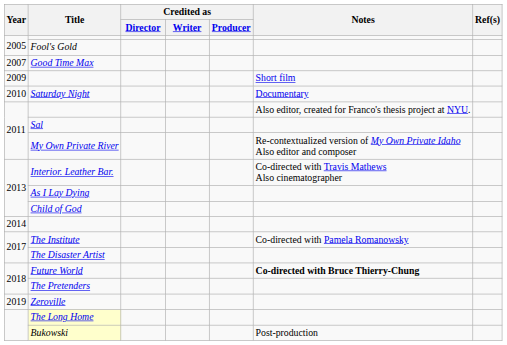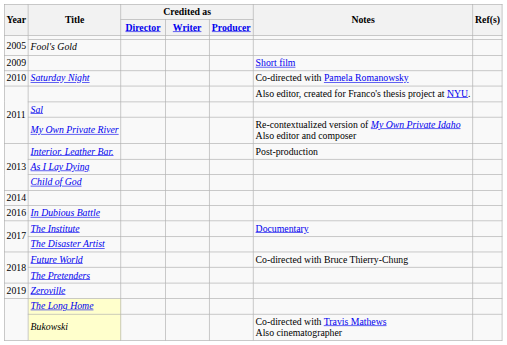- row: (16, 63)
(282, 94) Documentary -> (332, 78) Co-directed with Pamela Romanowsky
(321, 172) Co-directed with Travis Mathews Also cinematographer -> (287, 151) Post-production
+ row: (16, 213)
(332, 239) Co-directed with Pamela Romanowsky -> (282, 228) Documentary
(337, 270) bold -> (332, 259) normal
(287, 332) Post-production -> (321, 327) Co-directed with Travis Mathews Also cinematographer
